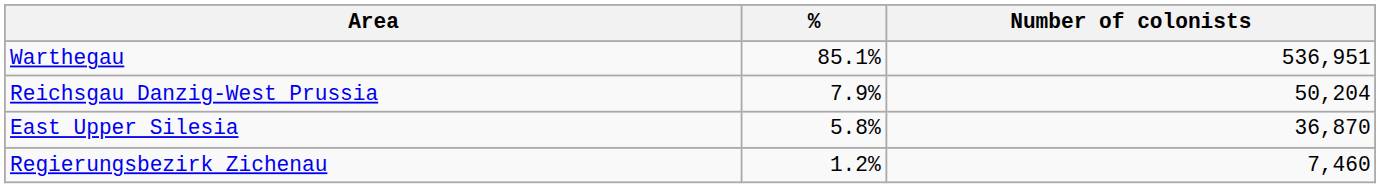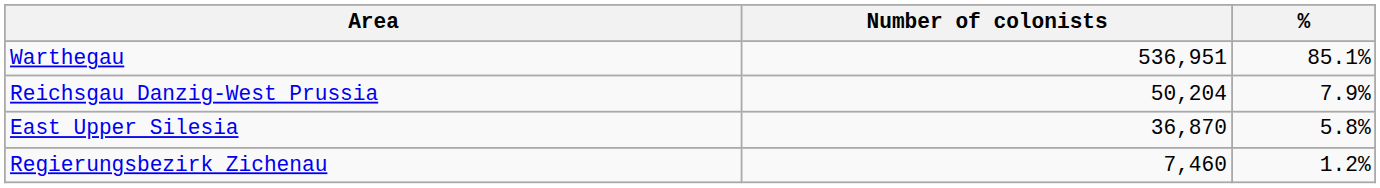columns swapped: (1131, 22) <-> (814, 22)
